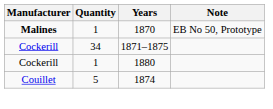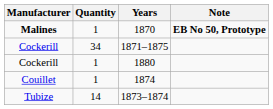(217, 29) normal -> (219, 29) bold
(96, 79) 5 -> (96, 79) 1
+ row: (144, 96)
